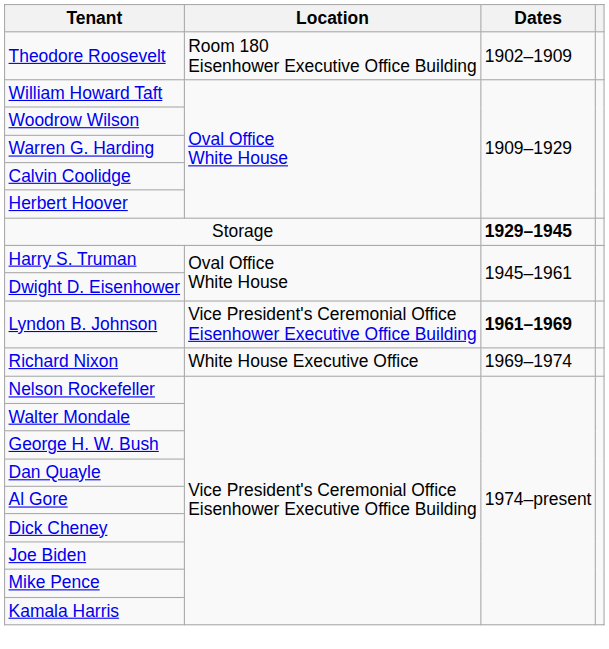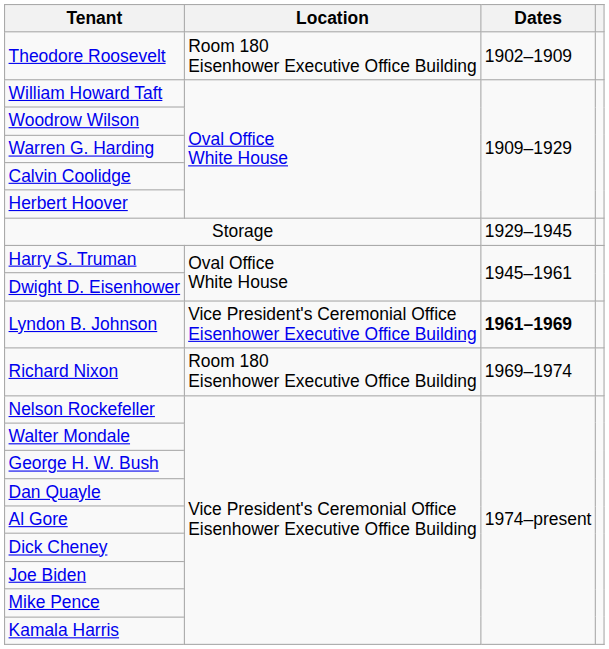(528, 231) bold -> (528, 231) normal
(303, 361) White House Executive Office -> (332, 371) Room 180 Eisenhower Executive Office Building
